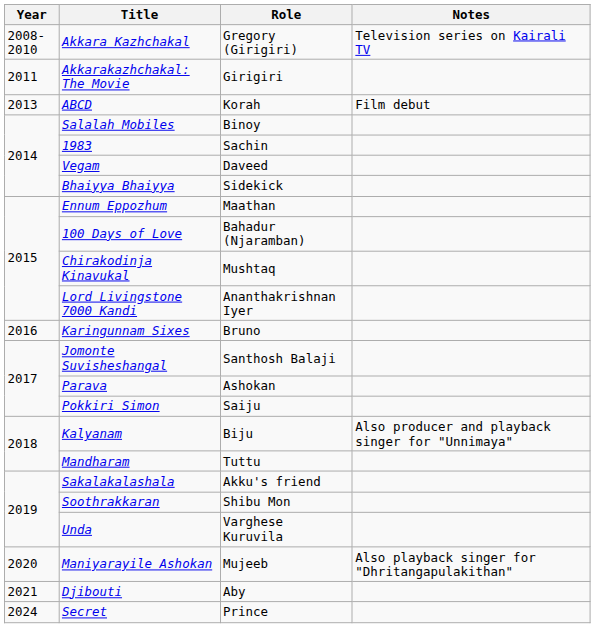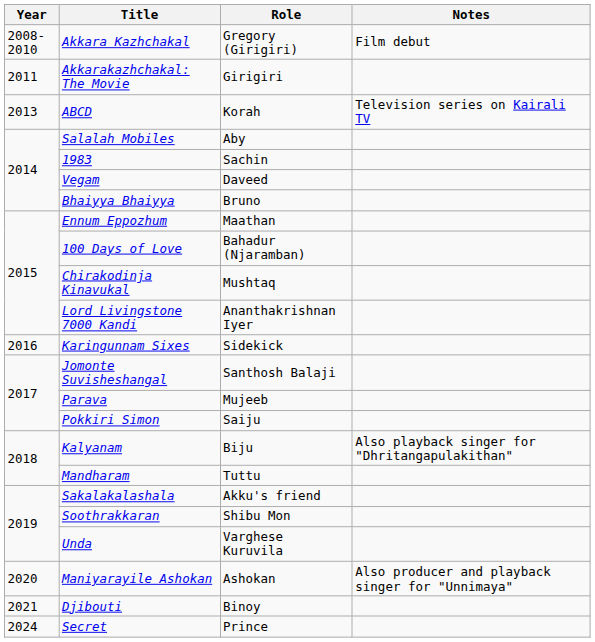(461, 42) Television series on Kairali TV -> (393, 42) Film debut
(393, 104) Film debut -> (461, 112) Television series on Kairali TV
(242, 125) Binoy -> (234, 139) Aby
(253, 186) Sidekick -> (242, 200) Bruno
(242, 331) Bruno -> (253, 345) Sidekick
(249, 386) Ashokan -> (246, 400) Mujeeb
(453, 434) Also producer and playback singer for "Unnimaya" -> (445, 448) Also playback singer for "Dhritangapulakithan"
(246, 564) Mujeeb -> (249, 579) Ashokan
(445, 564) Also playback singer for "Dhritangapulakithan" -> (453, 579) Also producer and playback singer for "Unnimaya"
(234, 592) Aby -> (242, 606) Binoy
